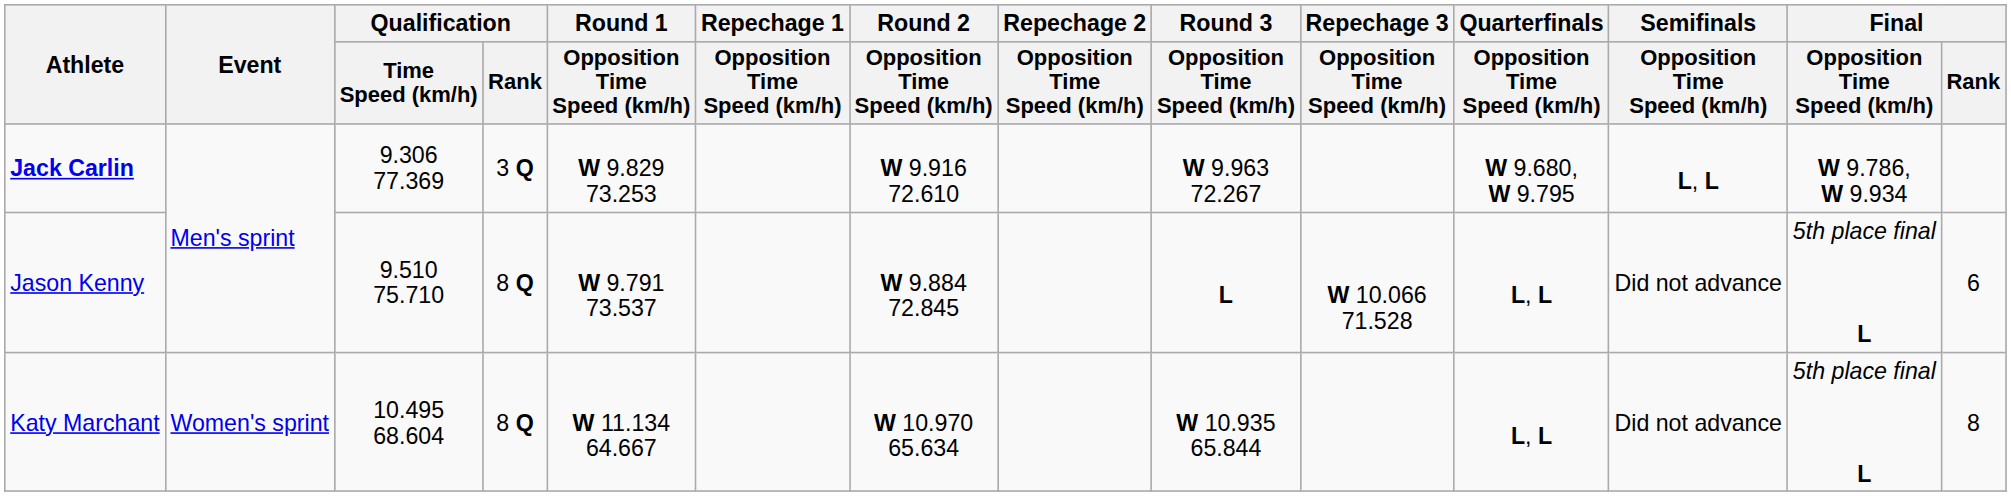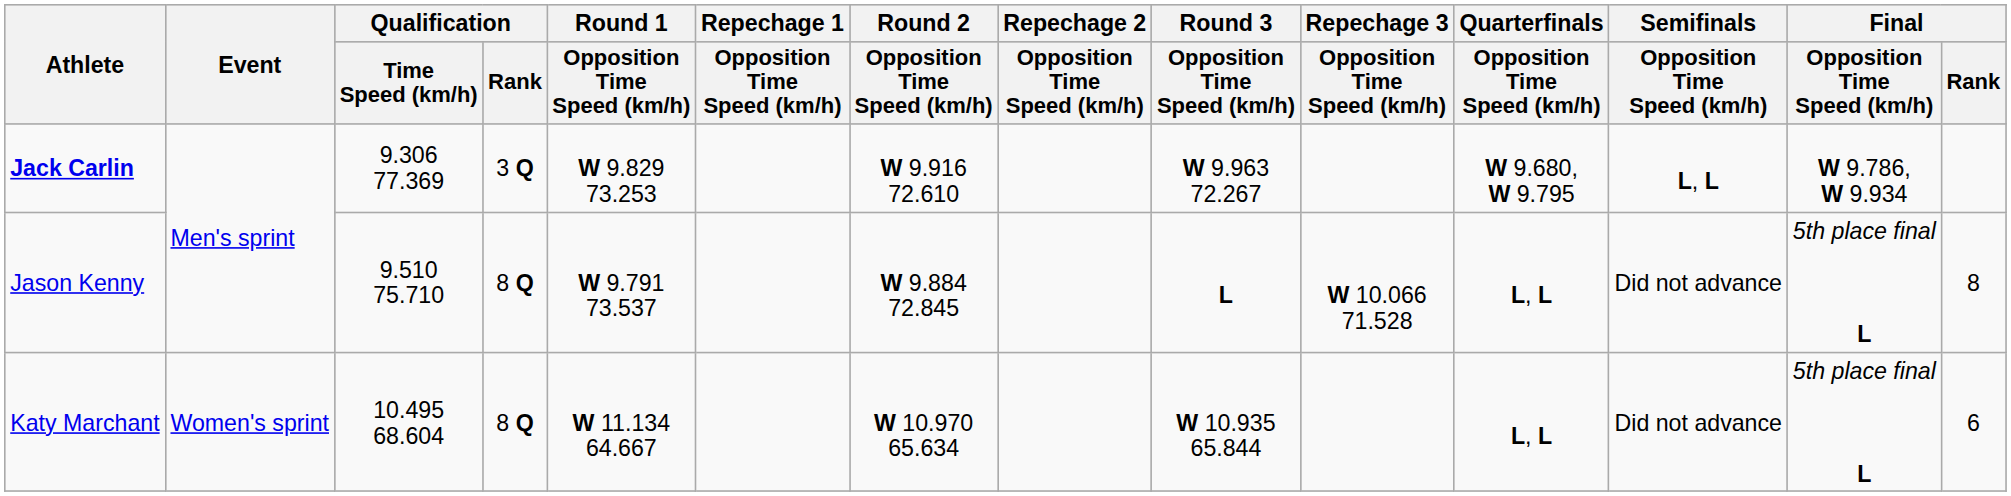(1973, 283) 6 -> (1973, 283) 8
(1973, 422) 8 -> (1973, 422) 6
